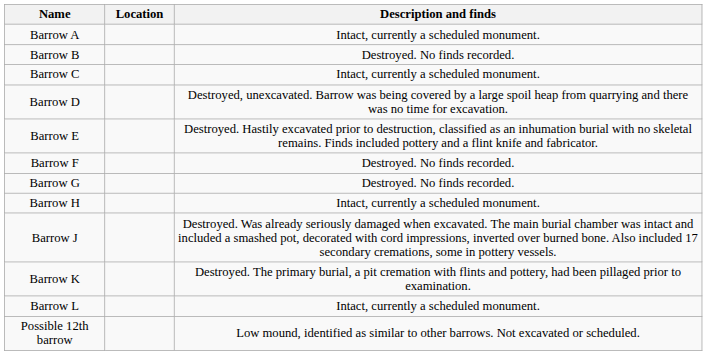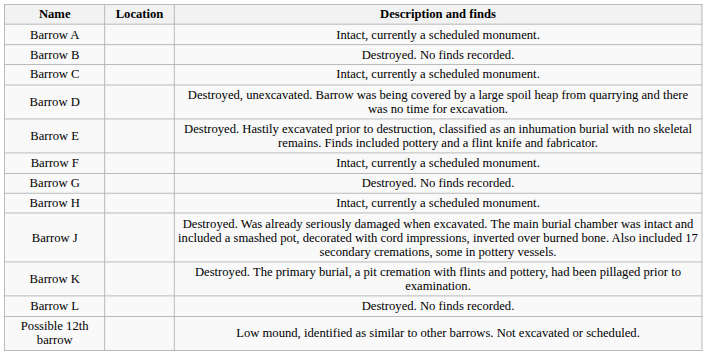(438, 163) Destroyed. No finds recorded. -> (438, 163) Intact, currently a scheduled monument.
(438, 306) Intact, currently a scheduled monument. -> (438, 306) Destroyed. No finds recorded.
